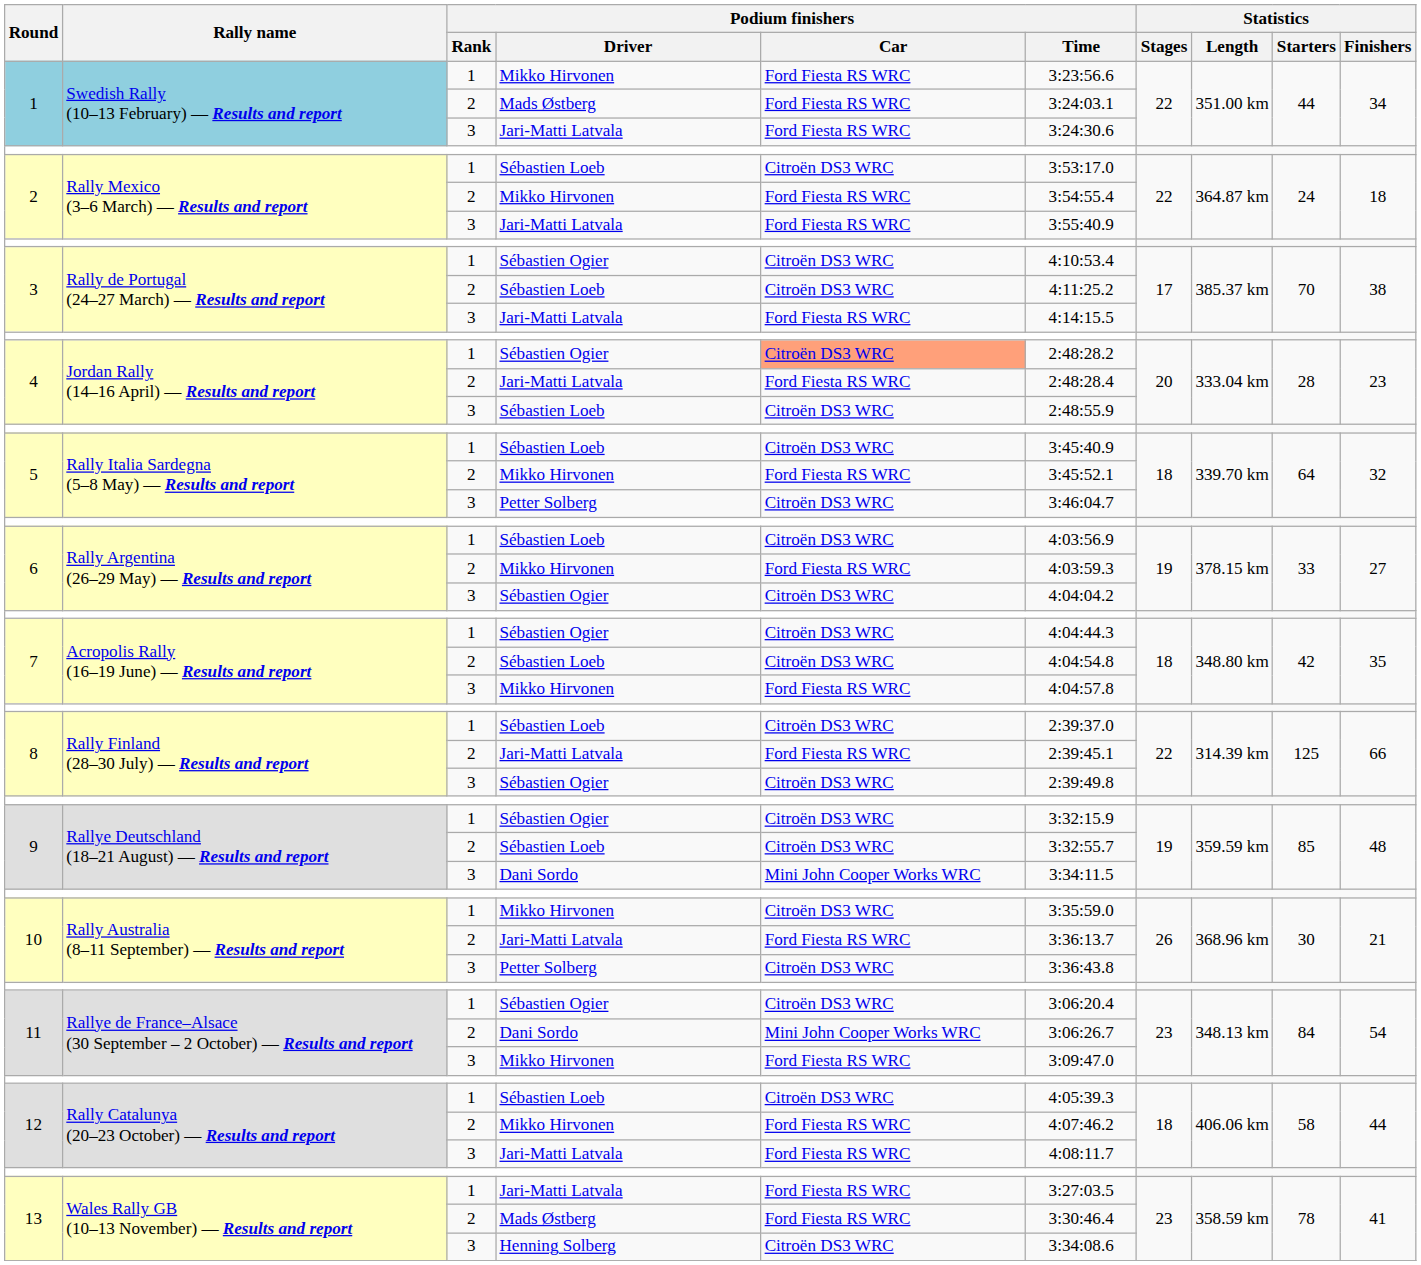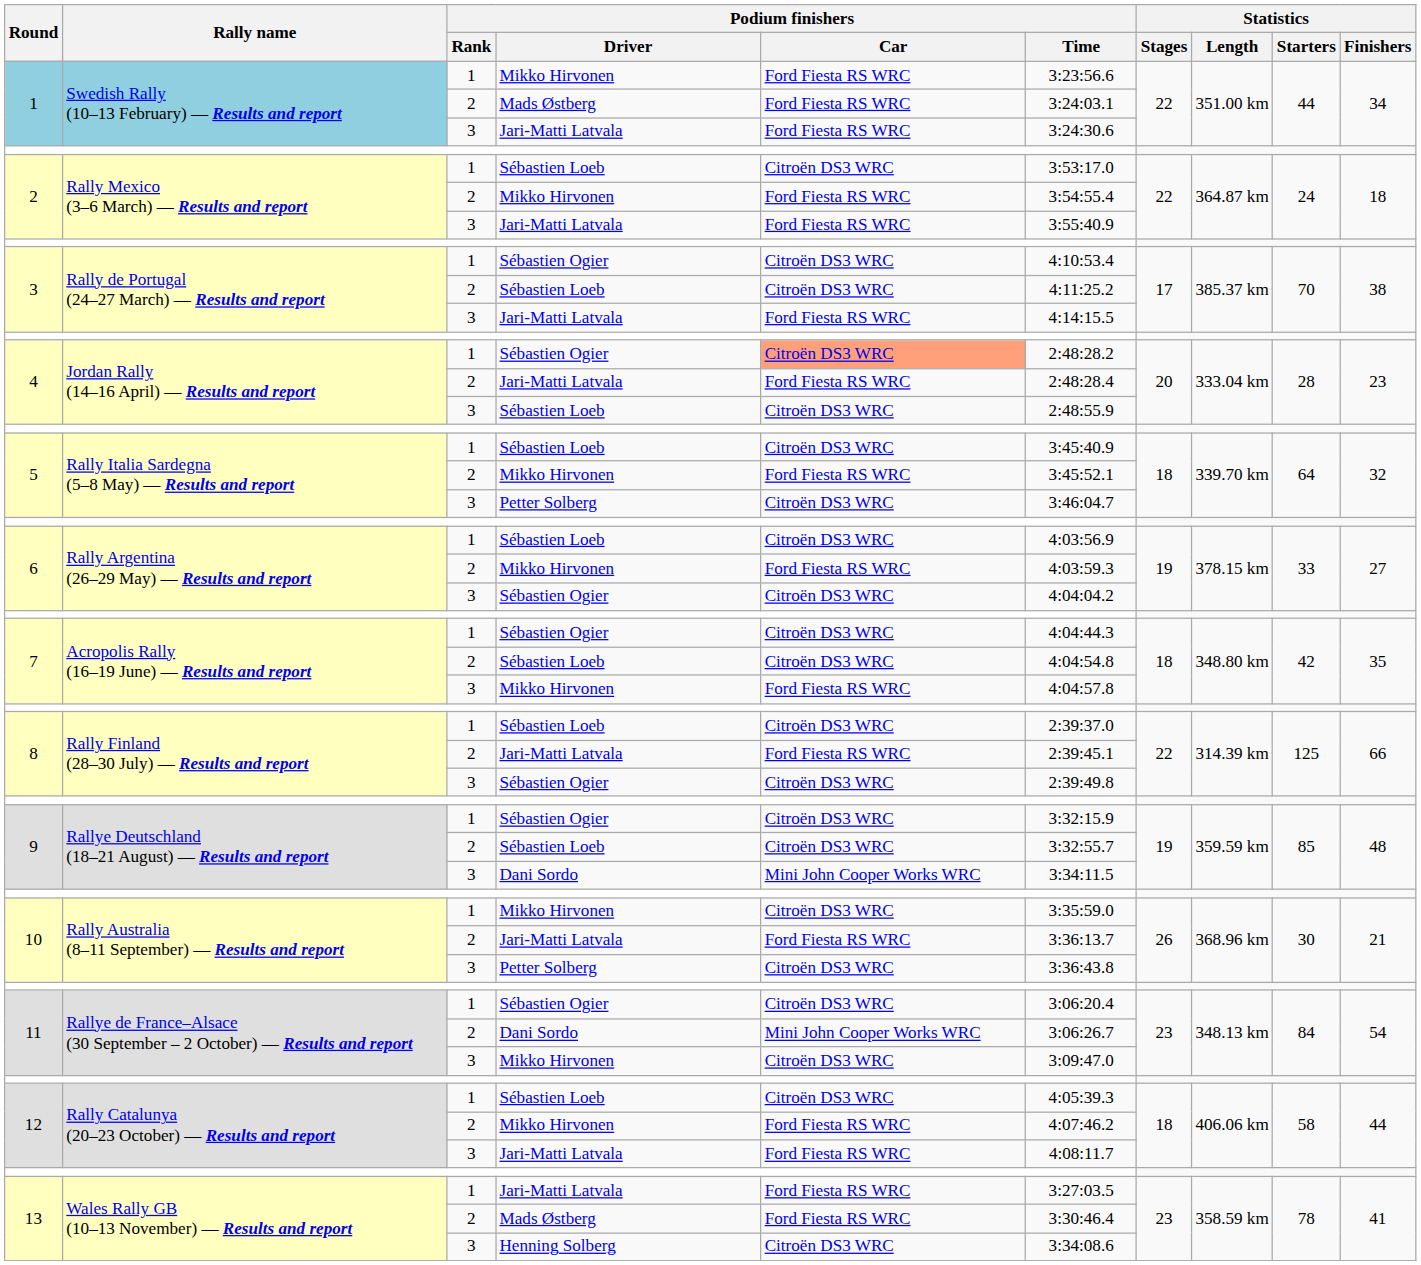(838, 1060) Ford Fiesta RS WRC -> (829, 1060) Citroën DS3 WRC
